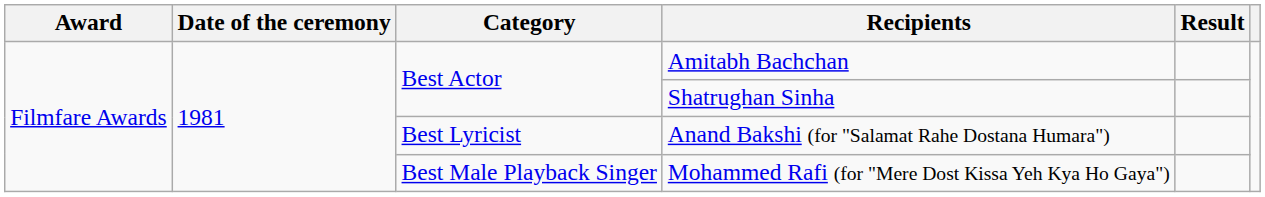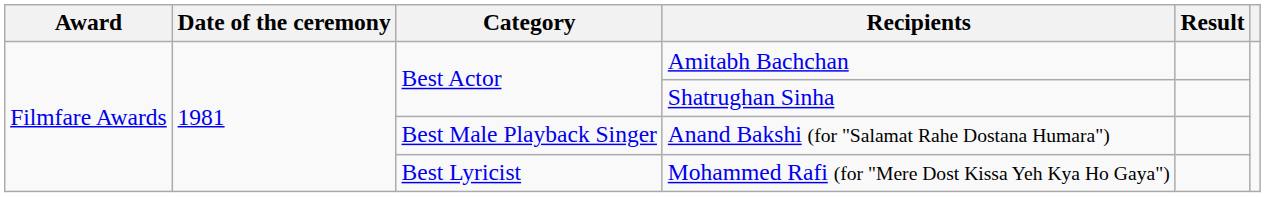(461, 135) Best Lyricist -> (529, 135) Best Male Playback Singer
(529, 172) Best Male Playback Singer -> (461, 172) Best Lyricist
